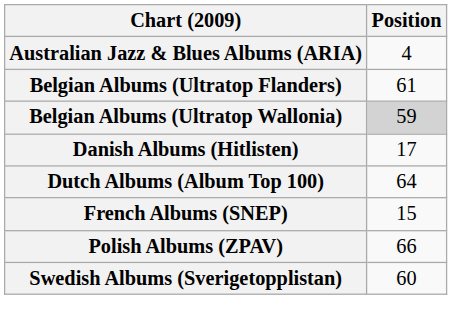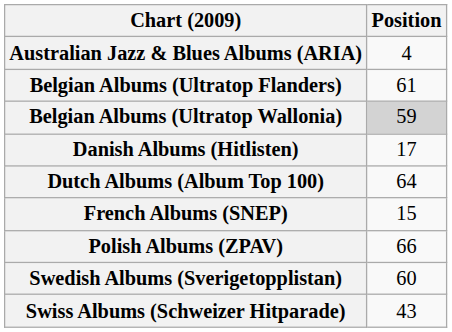+ row: (186, 310)
